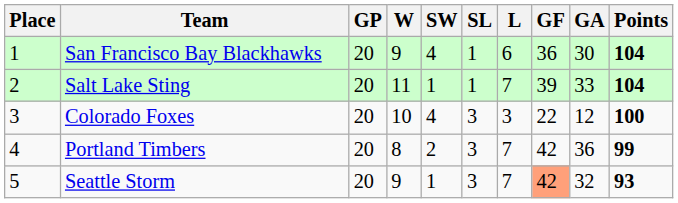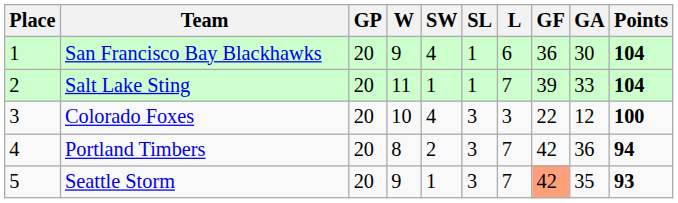(624, 149) 99 -> (624, 149) 94
(584, 181) 32 -> (584, 181) 35
